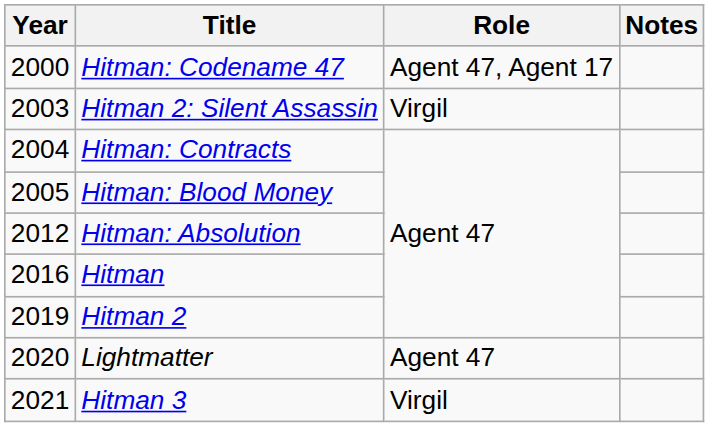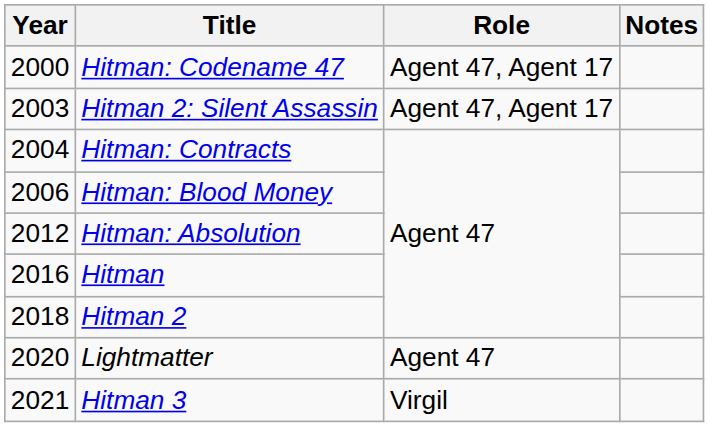(419, 108) Virgil -> (502, 108) Agent 47, Agent 17
(40, 191) 2005 -> (40, 191) 2006
(40, 316) 2019 -> (40, 316) 2018
